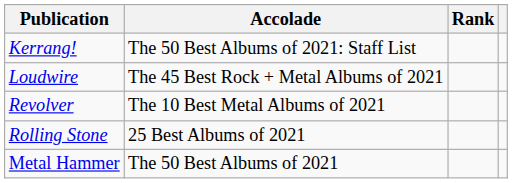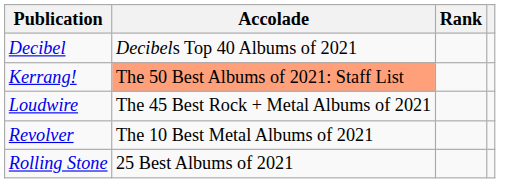+ row: (37, 47)
(272, 47) no background -> (260, 76) lightsalmon background
- row: (64, 163)
